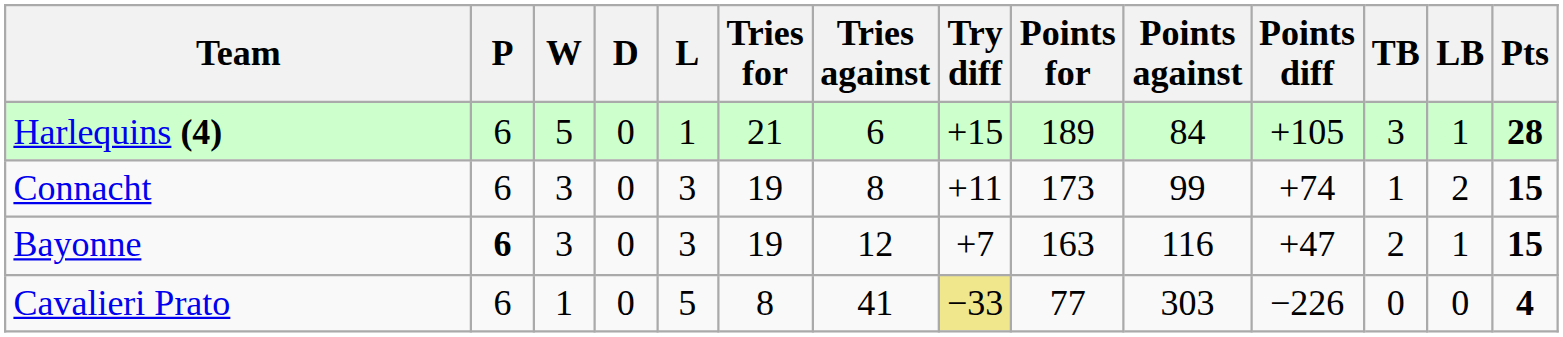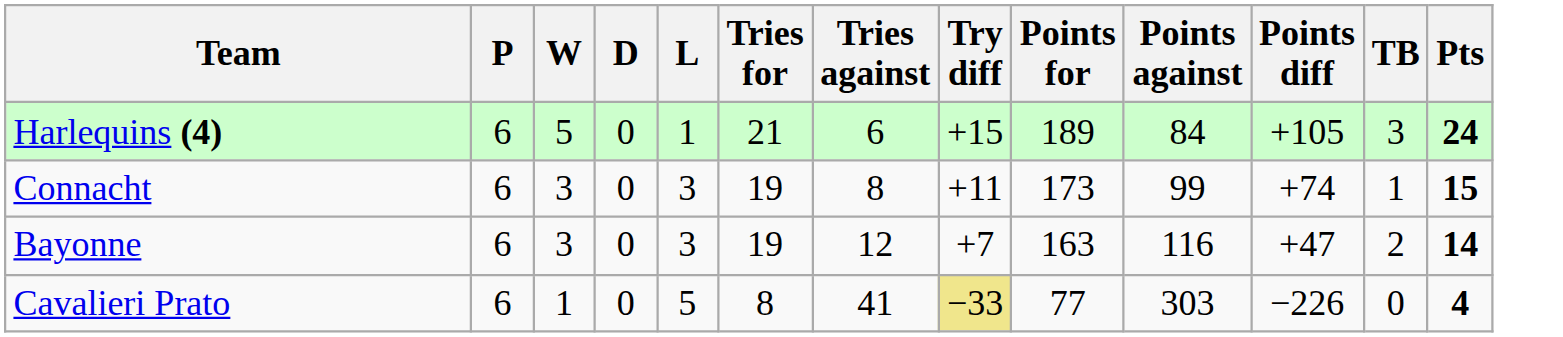- column: (1460, 53)
(1525, 130) 28 -> (1460, 130) 24
(503, 244) bold -> (503, 244) normal
(1525, 244) 15 -> (1460, 244) 14
